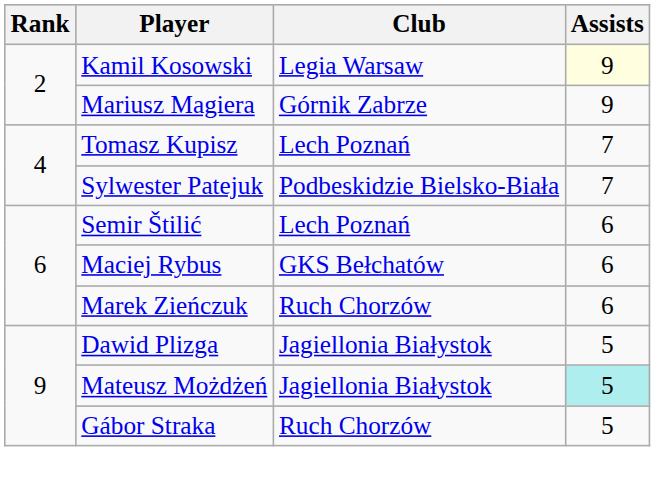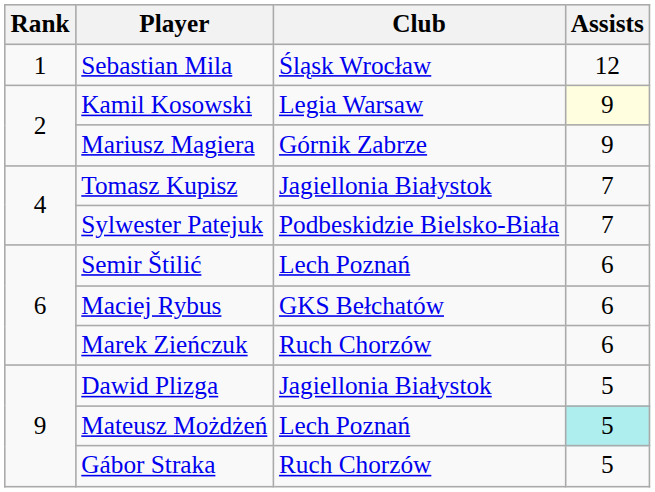+ row: (157, 64)
(345, 144) Lech Poznań -> (385, 184) Jagiellonia Białystok
(385, 385) Jagiellonia Białystok -> (345, 425) Lech Poznań
